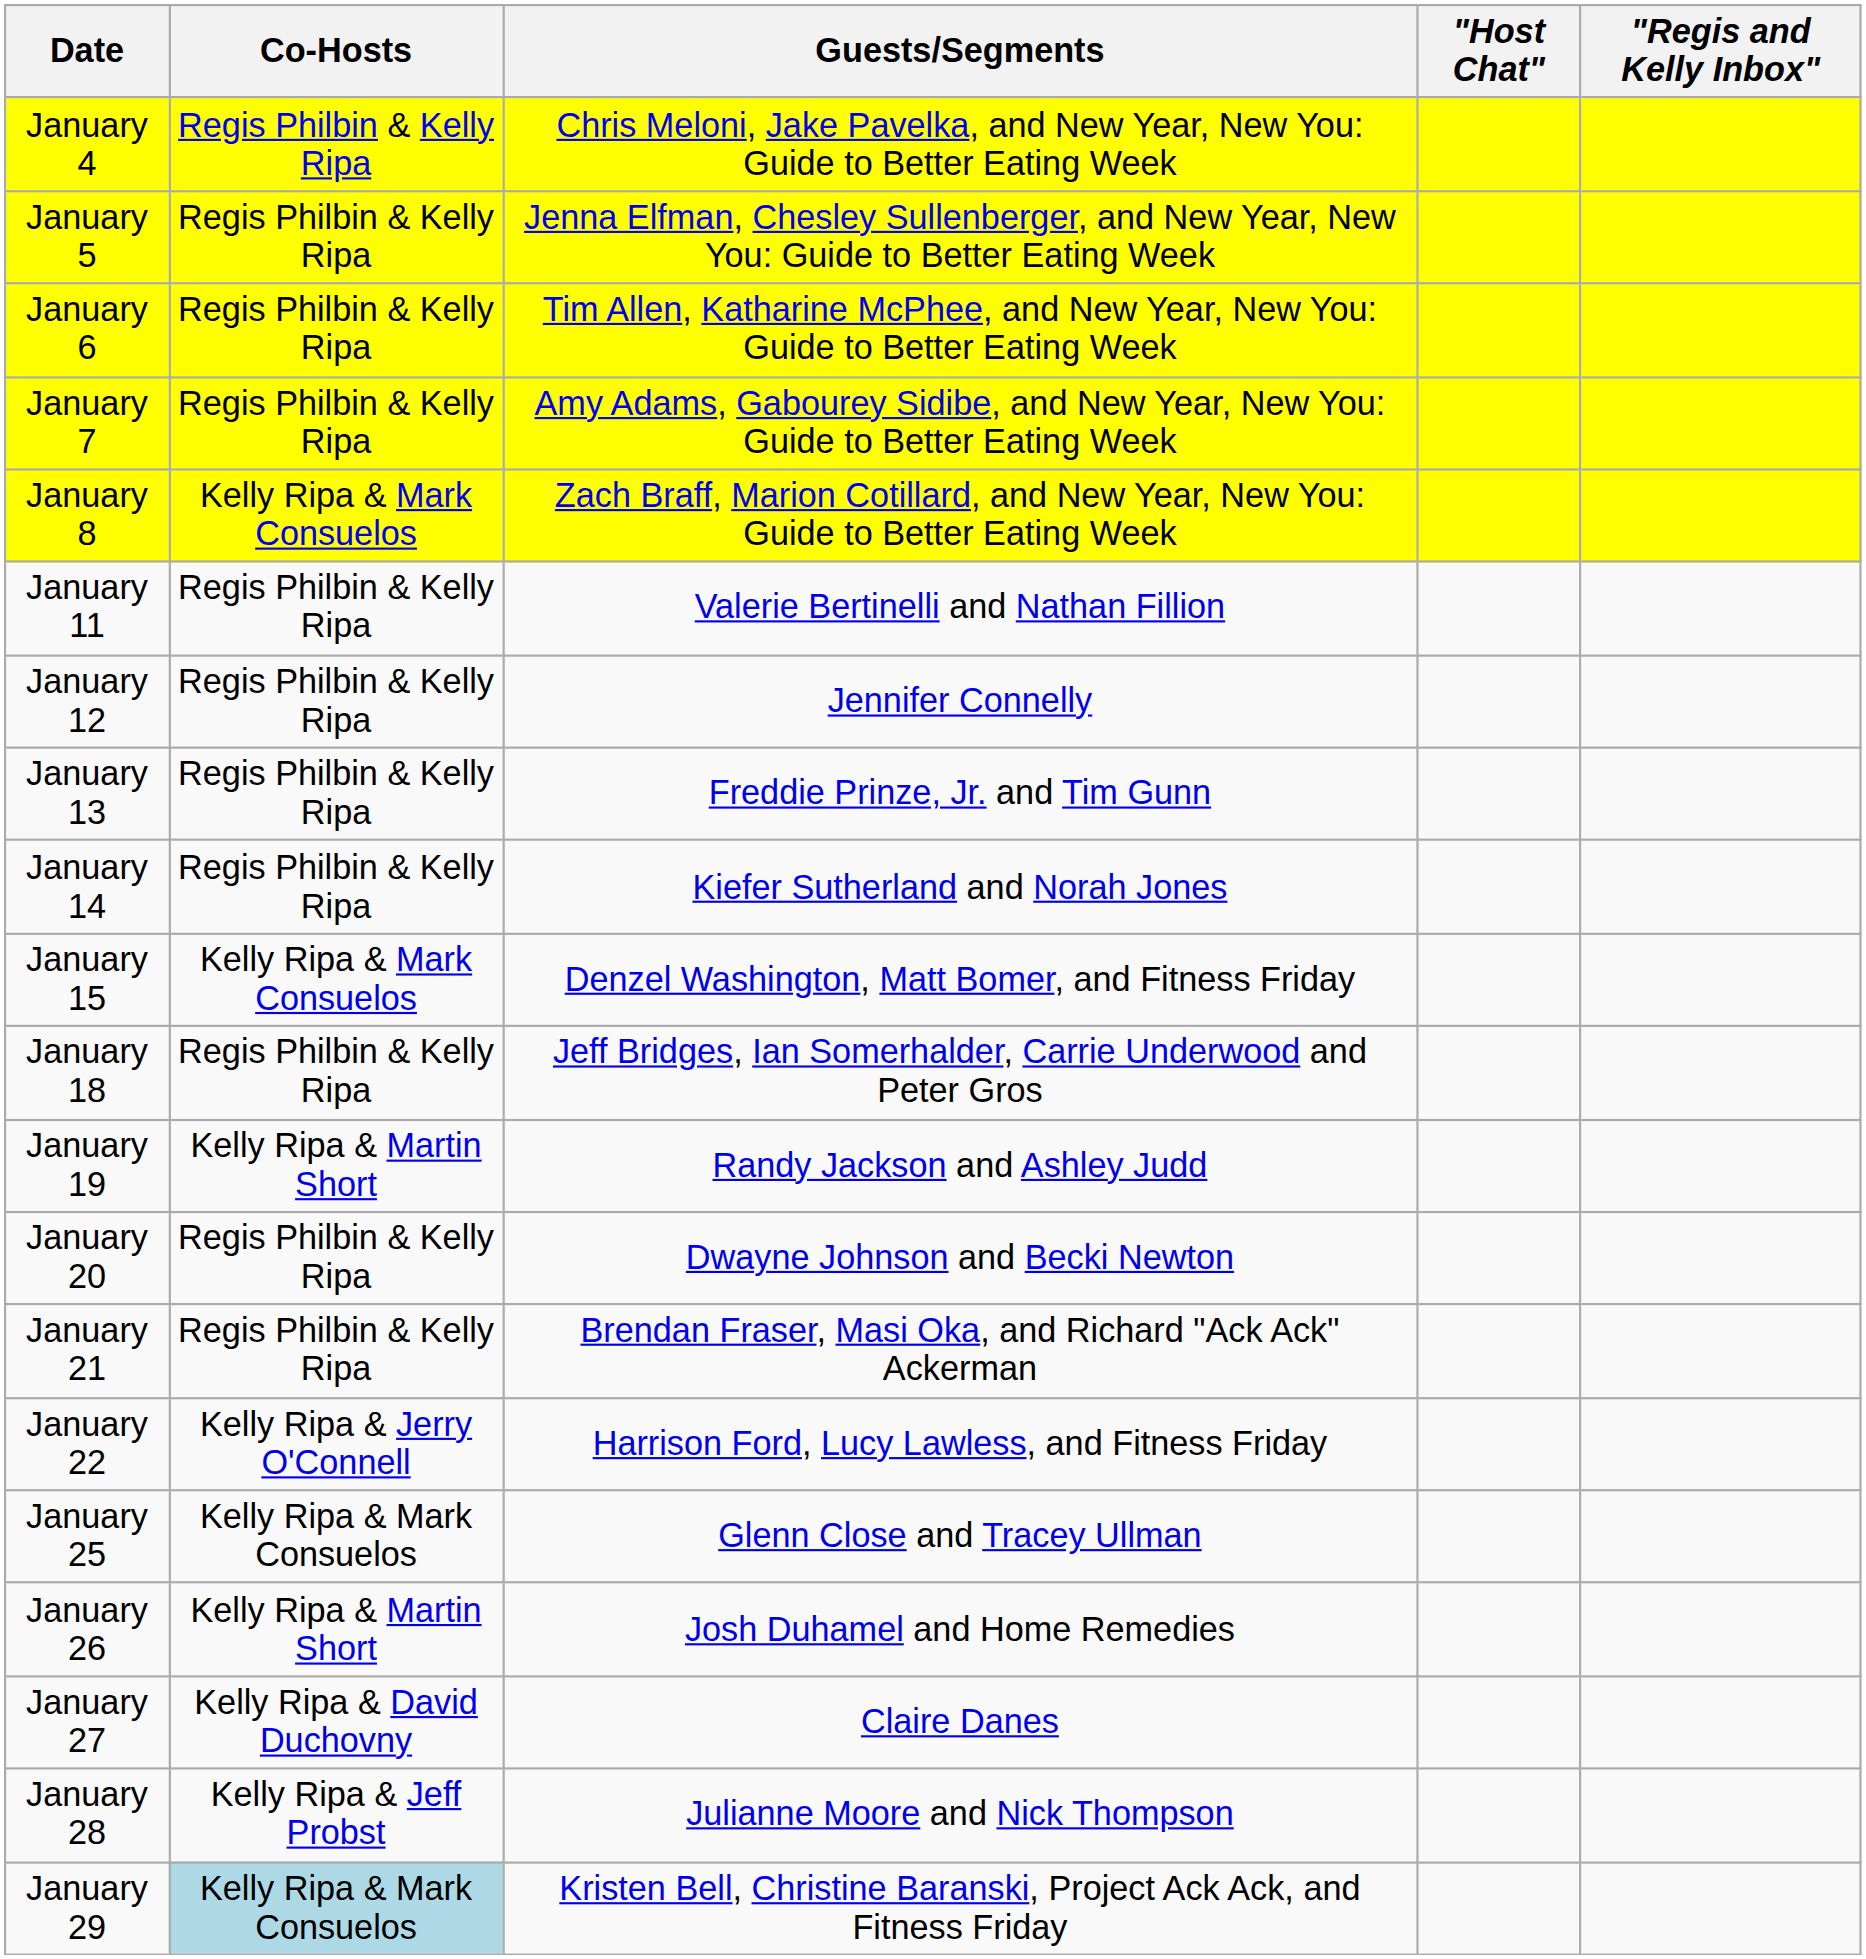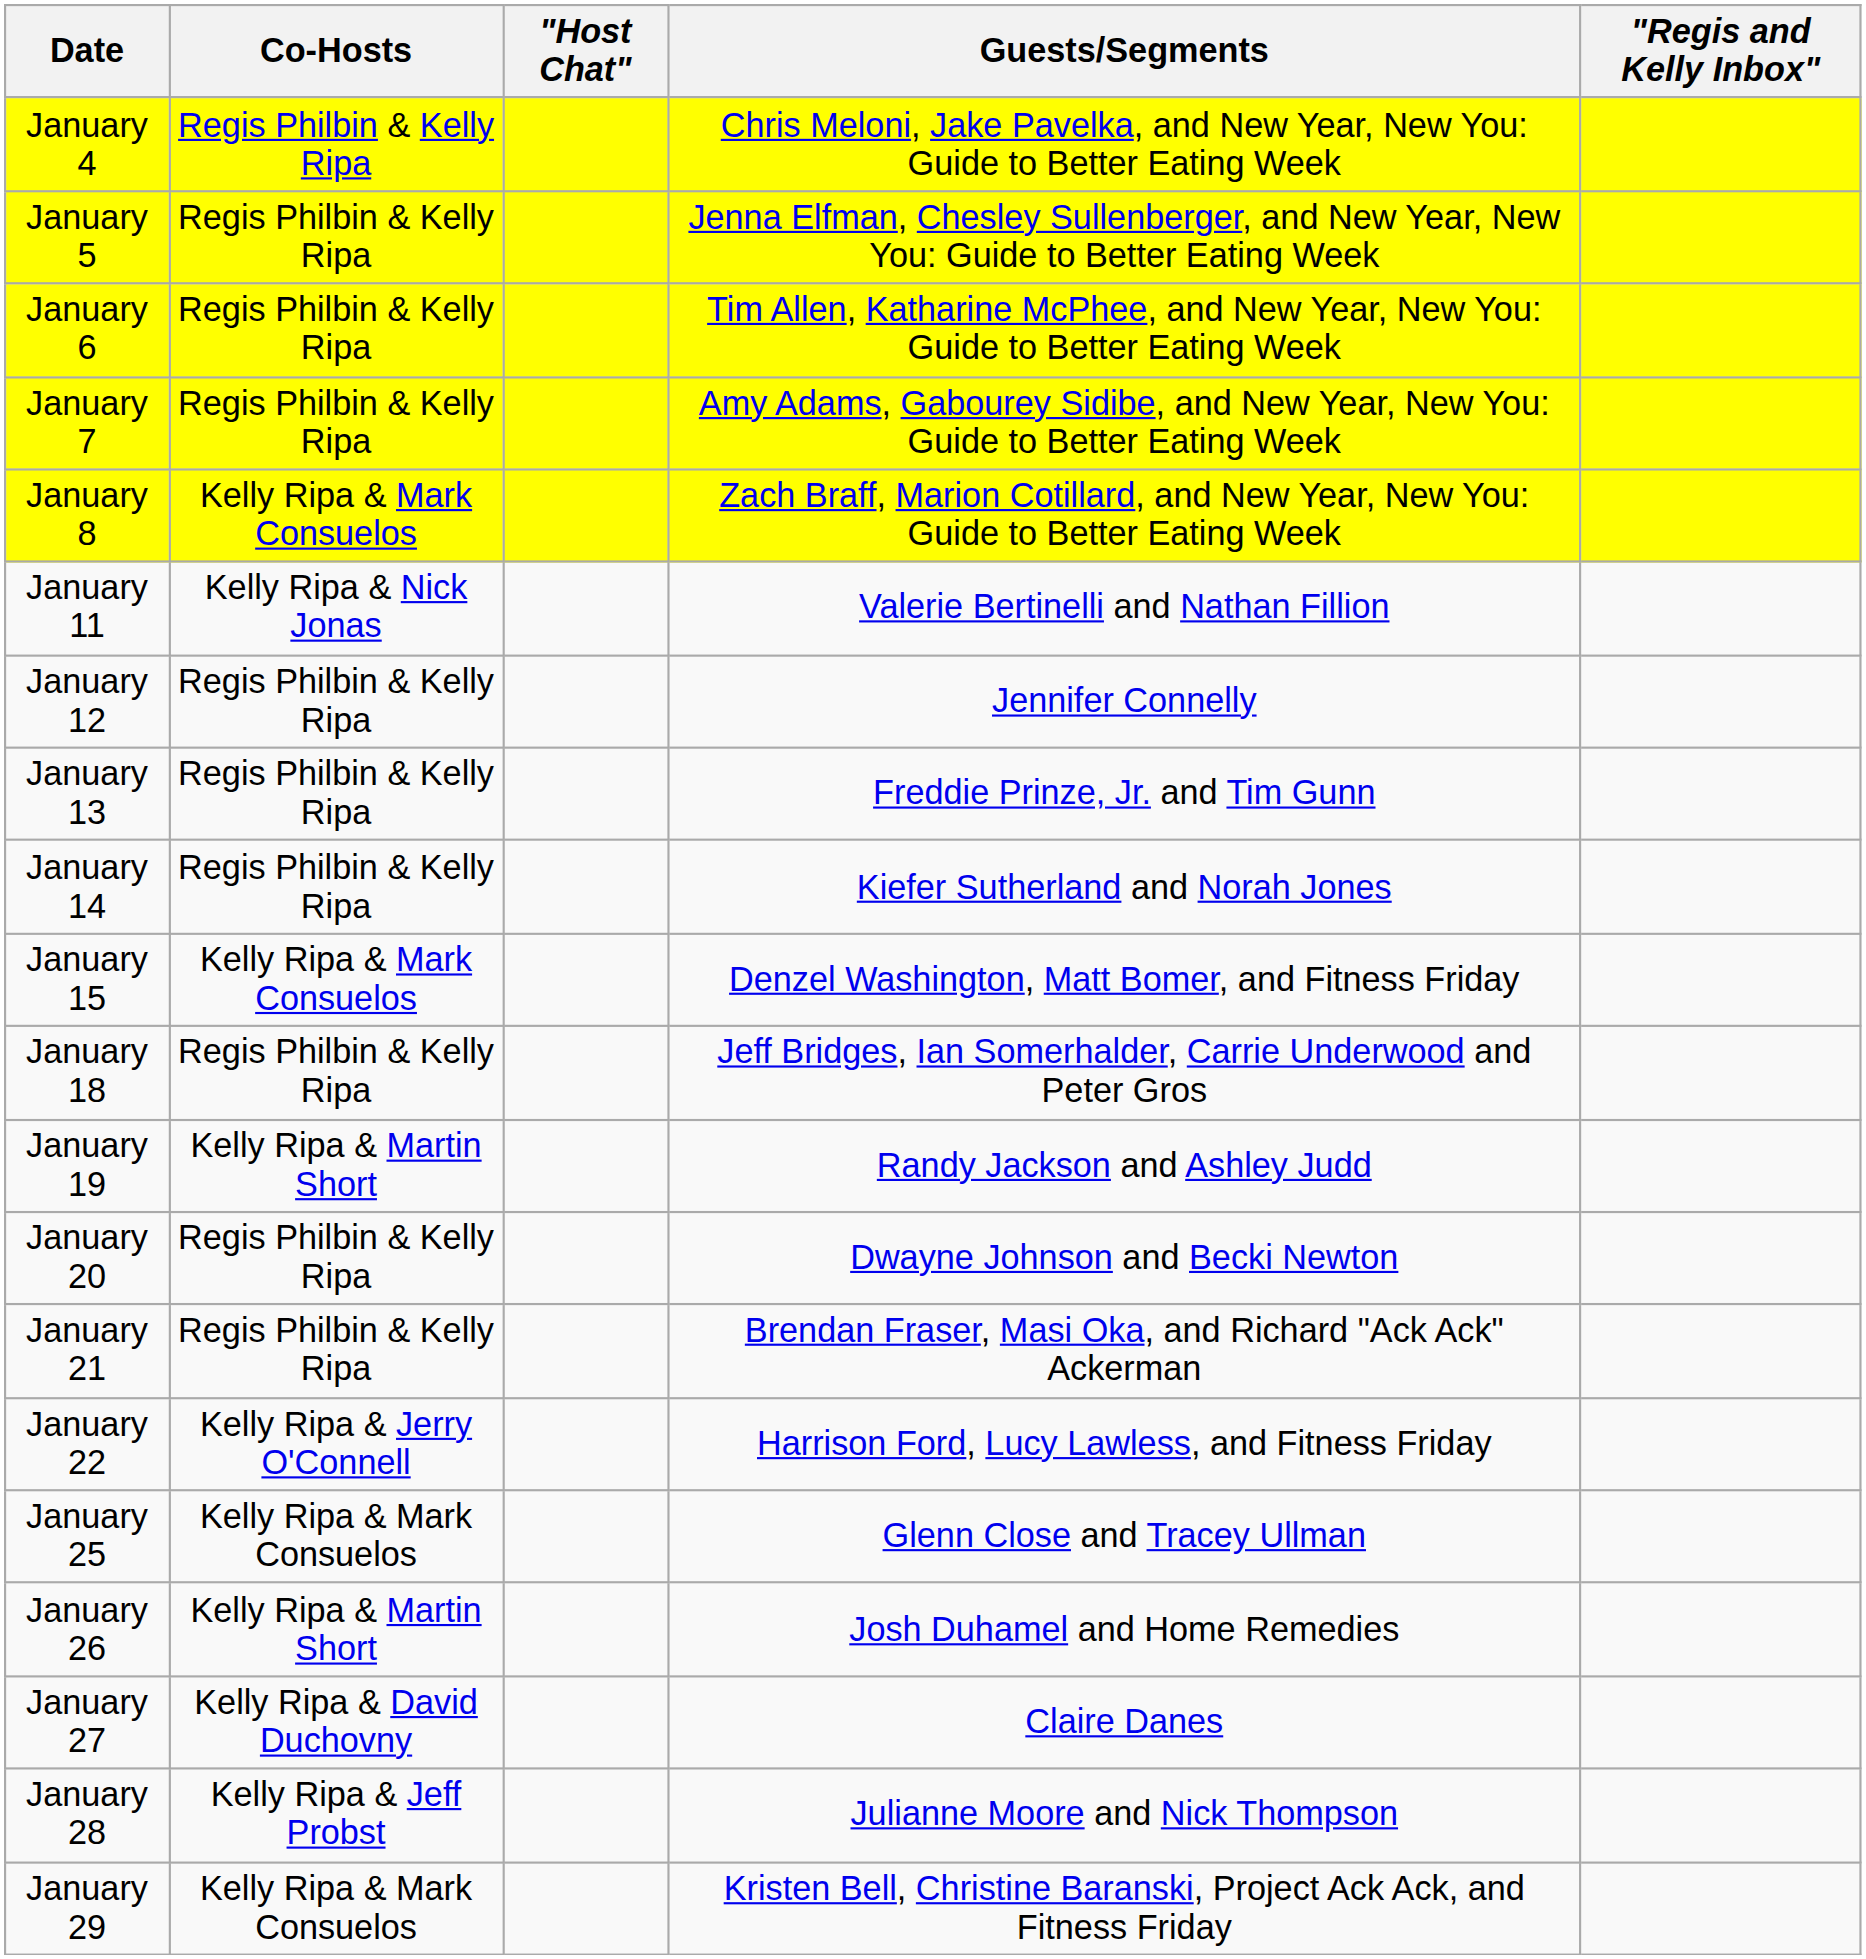columns swapped: (1499, 50) <-> (960, 50)
(336, 607) Regis Philbin & Kelly Ripa -> (336, 607) Kelly Ripa & Nick Jonas
(336, 1907) lightblue background -> (336, 1907) no background
